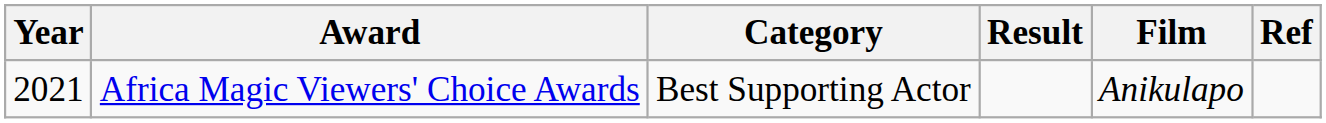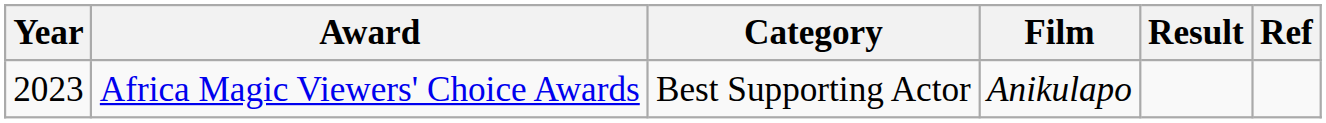columns swapped: (1171, 32) <-> (1035, 32)
(48, 88) 2021 -> (48, 88) 2023
